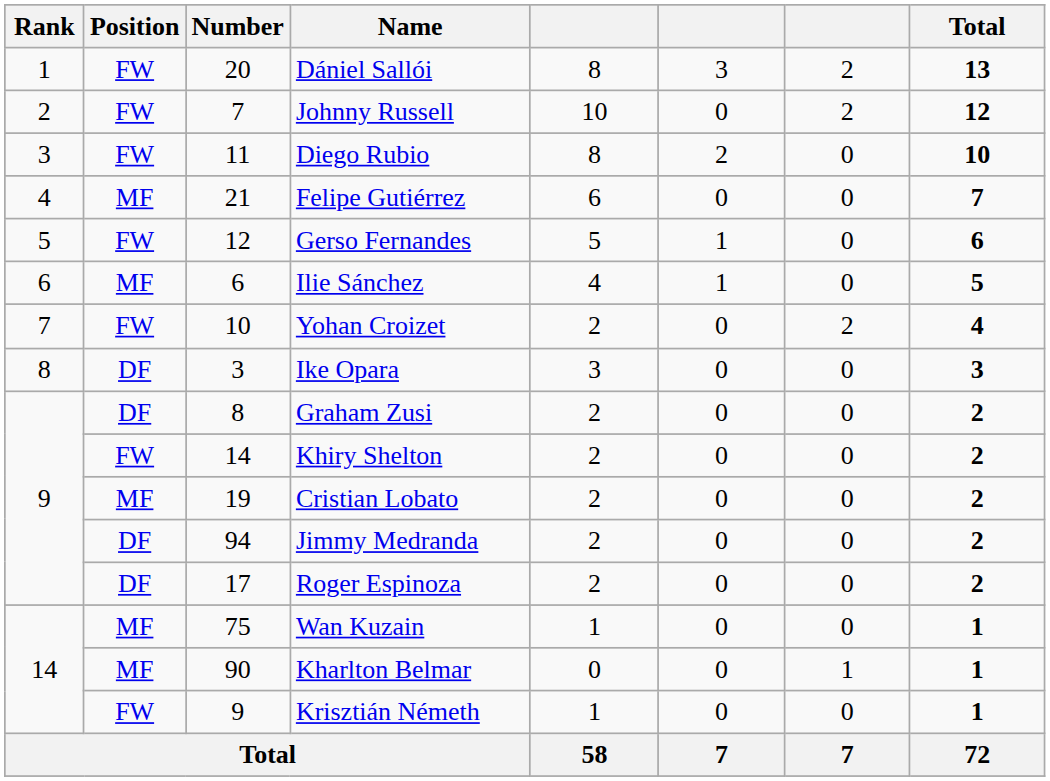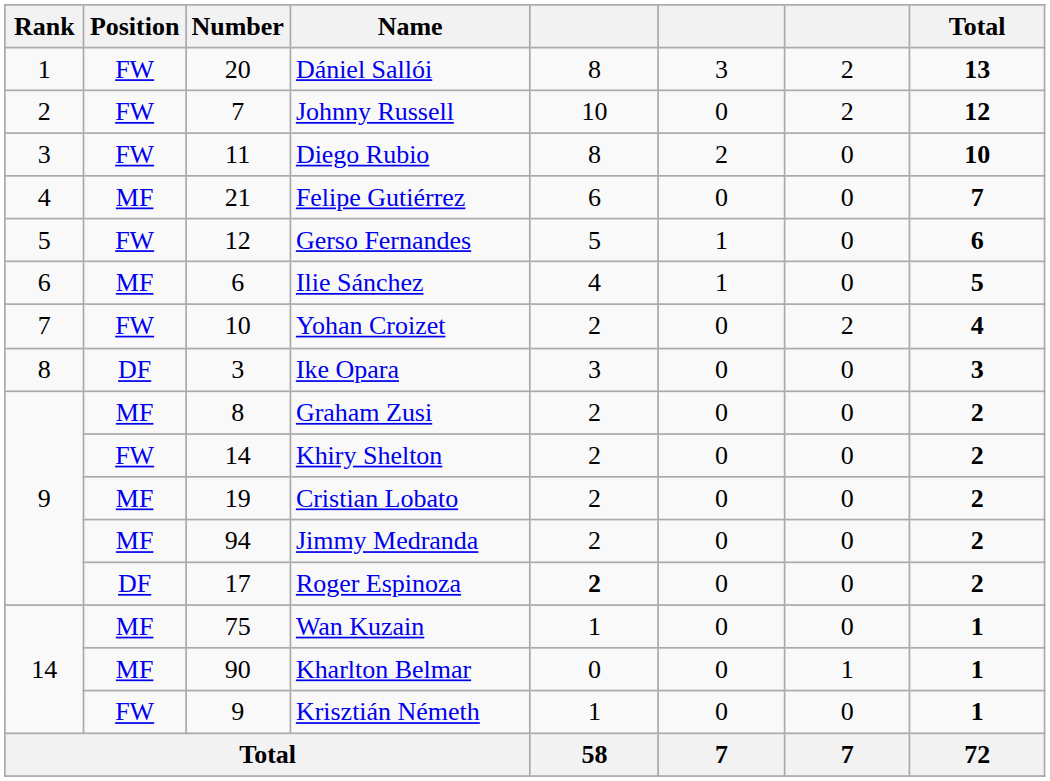(135, 411) DF -> (135, 411) MF
(135, 540) DF -> (135, 540) MF
(595, 583) normal -> (595, 583) bold
